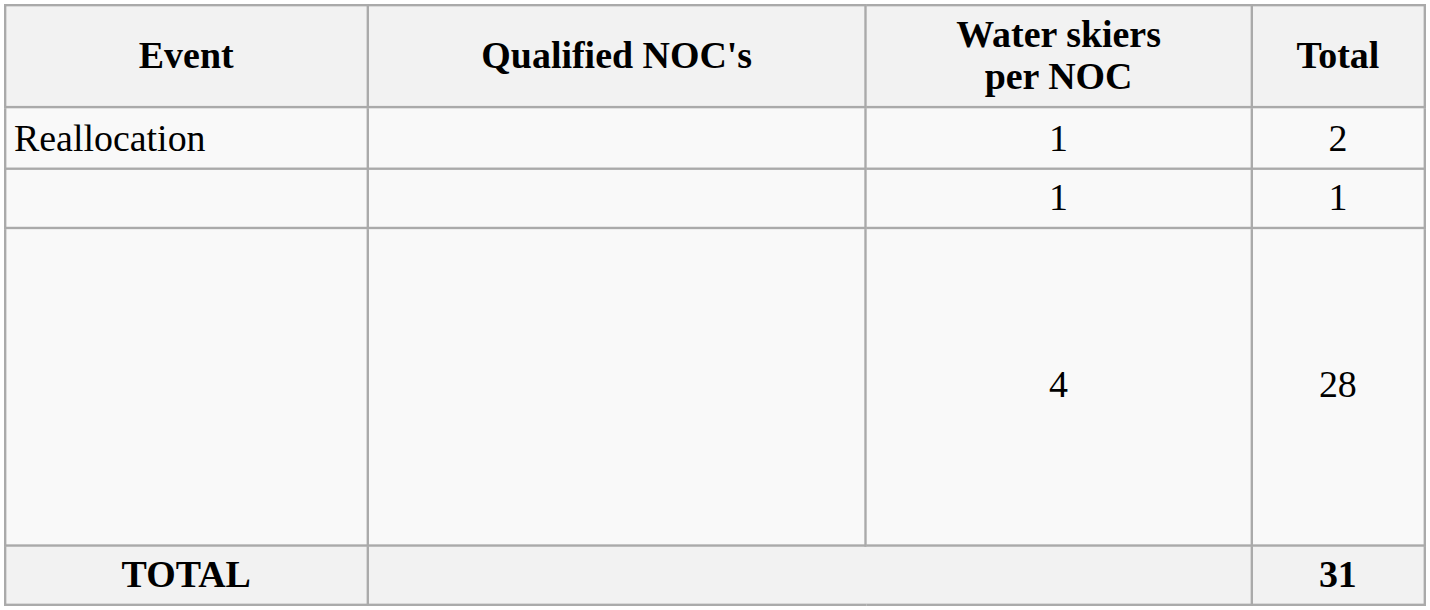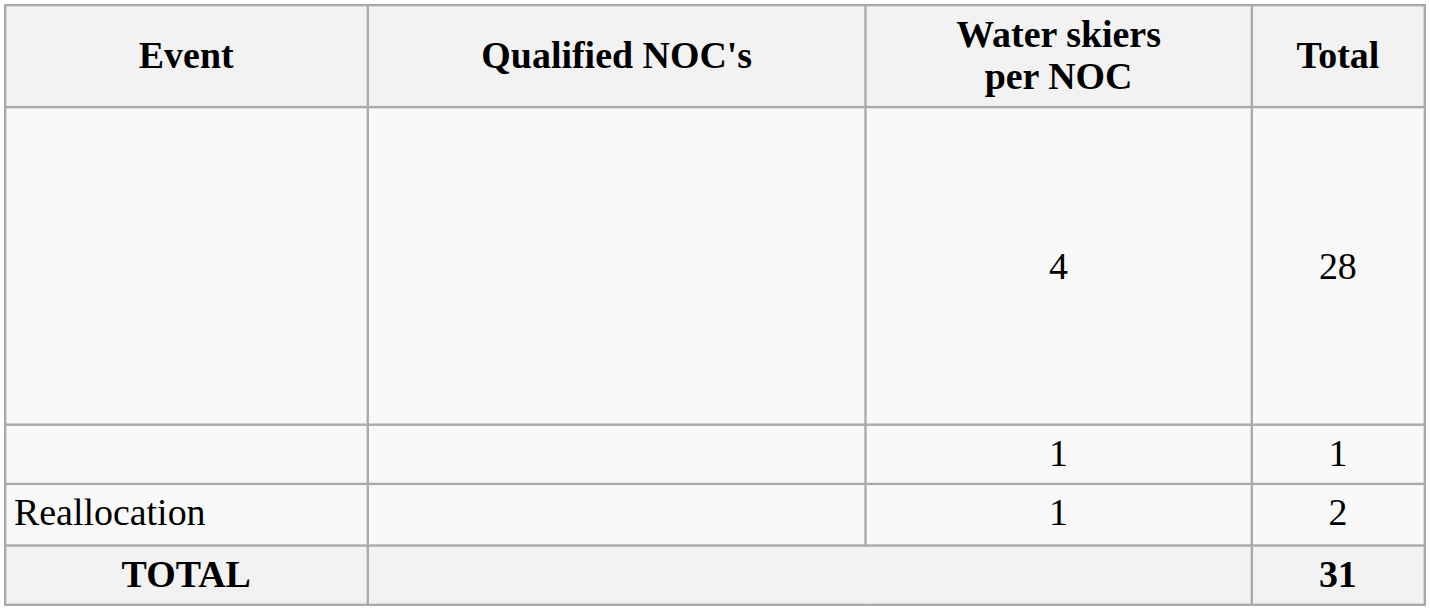rows swapped: (1338, 385) <-> (1338, 137)
